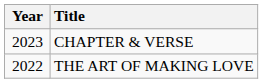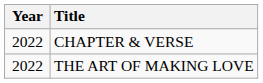(27, 41) 2023 -> (27, 41) 2022
